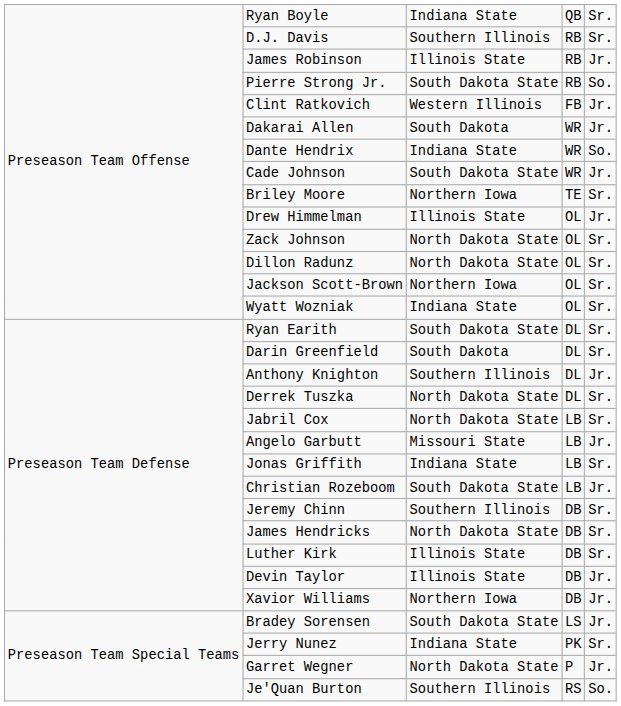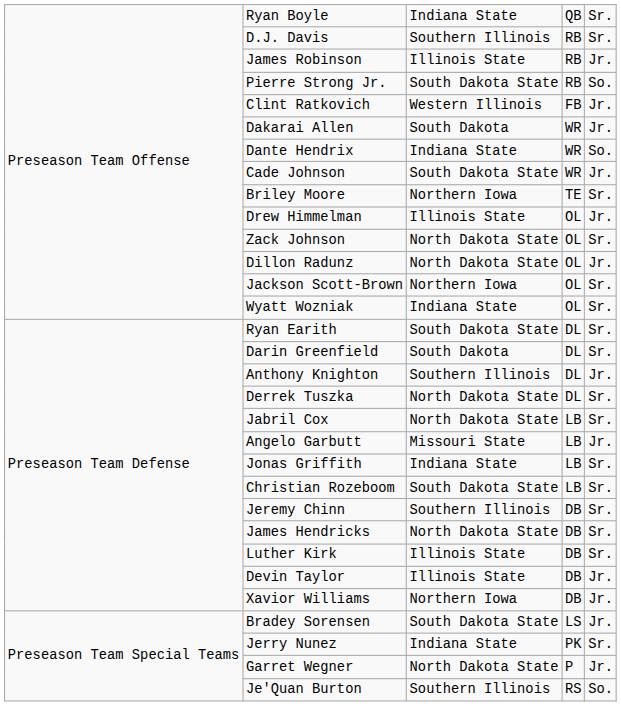(601, 263) Sr. -> (601, 263) Jr.
(601, 487) Jr. -> (601, 487) Sr.
